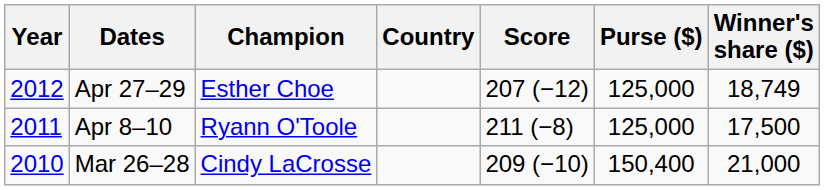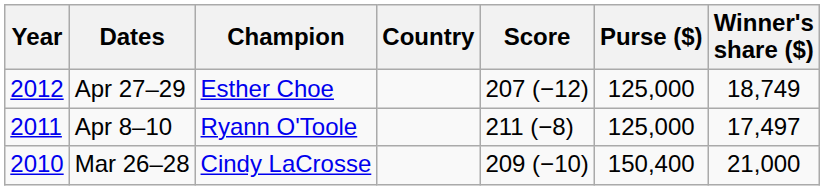(764, 126) 17,500 -> (764, 126) 17,497
